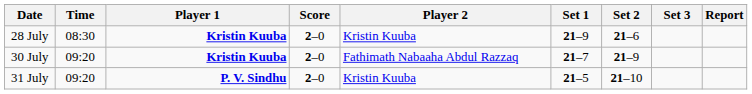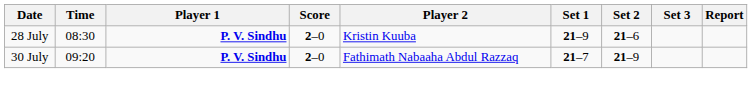(246, 36) Kristin Kuuba -> (253, 36) P. V. Sindhu
(246, 57) Kristin Kuuba -> (253, 57) P. V. Sindhu
- row: (30, 78)
